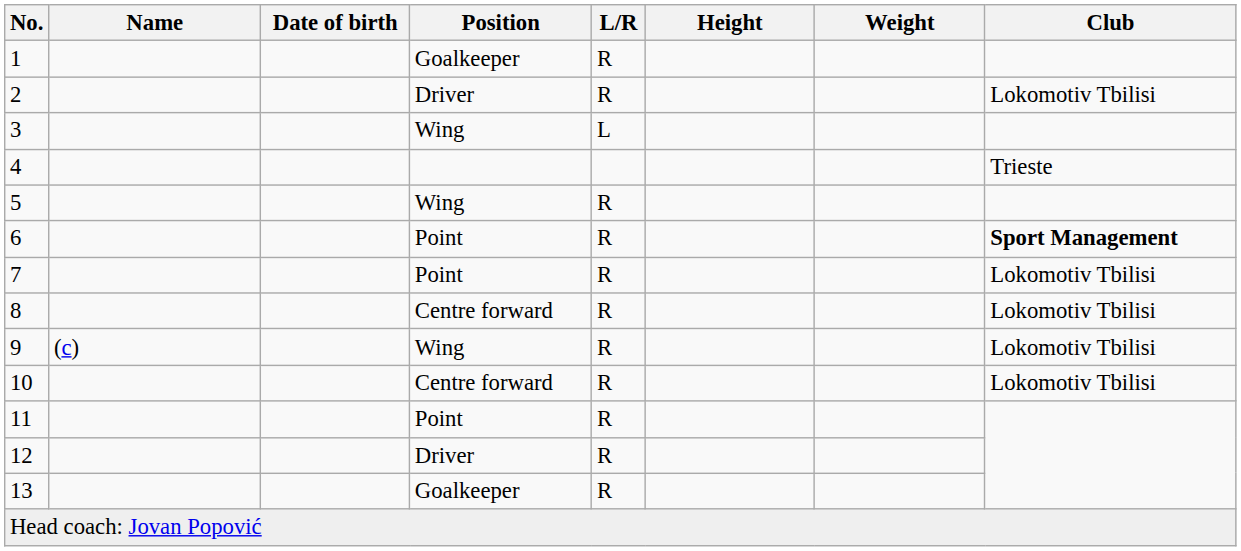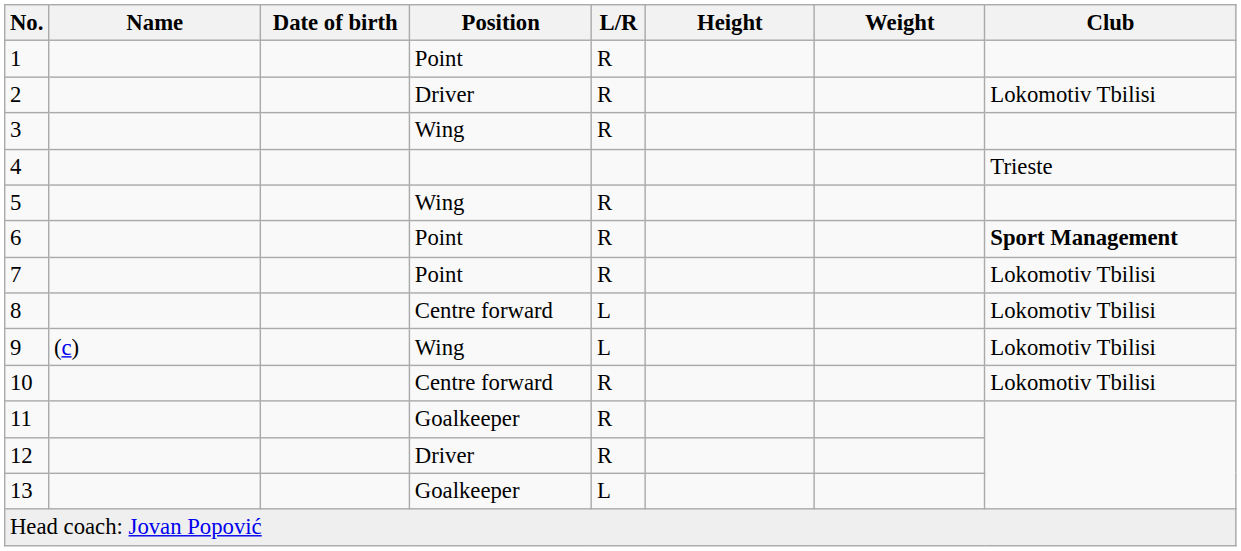(467, 58) Goalkeeper -> (439, 58) Point
(604, 130) L -> (605, 130) R
(605, 310) R -> (604, 310) L
(605, 346) R -> (604, 346) L
(439, 418) Point -> (467, 418) Goalkeeper
(605, 490) R -> (604, 490) L
